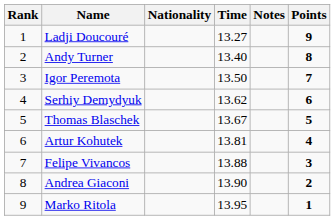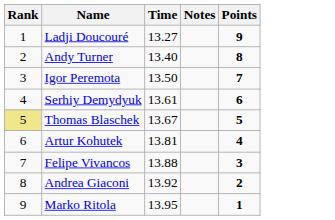- column: (179, 15)
(232, 99) 13.62 -> (163, 99) 13.61
(23, 120) no background -> (23, 120) khaki background
(232, 183) 13.90 -> (163, 183) 13.92
